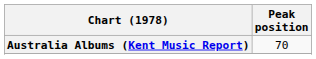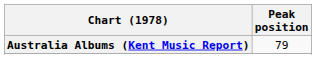(282, 45) 70 -> (282, 45) 79
